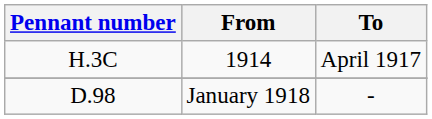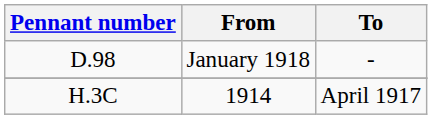rows swapped: (93, 59) <-> (93, 95)
